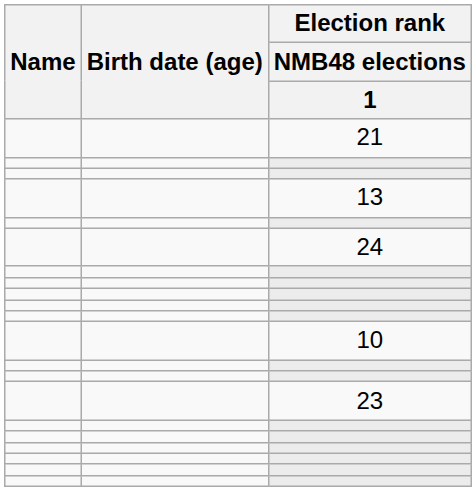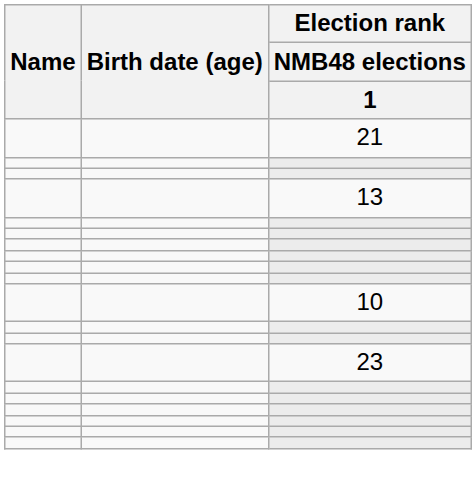- row: (43, 247)
